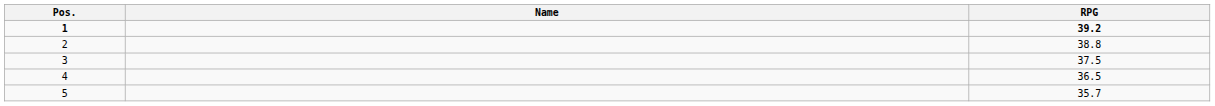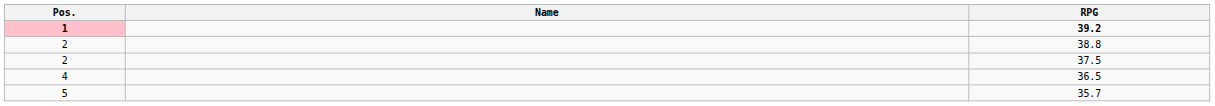(65, 29) no background -> (65, 29) pink background
(65, 61) 3 -> (65, 61) 2
